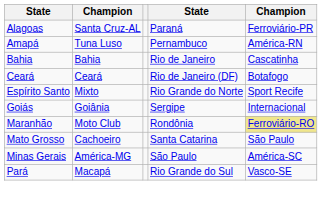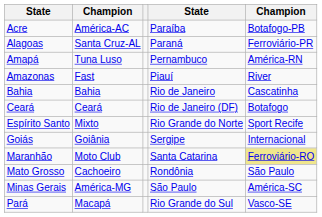+ row: (17, 28)
+ row: (30, 76)
(172, 124) Rondônia -> (184, 156) Santa Catarina
(184, 140) Santa Catarina -> (172, 172) Rondônia
